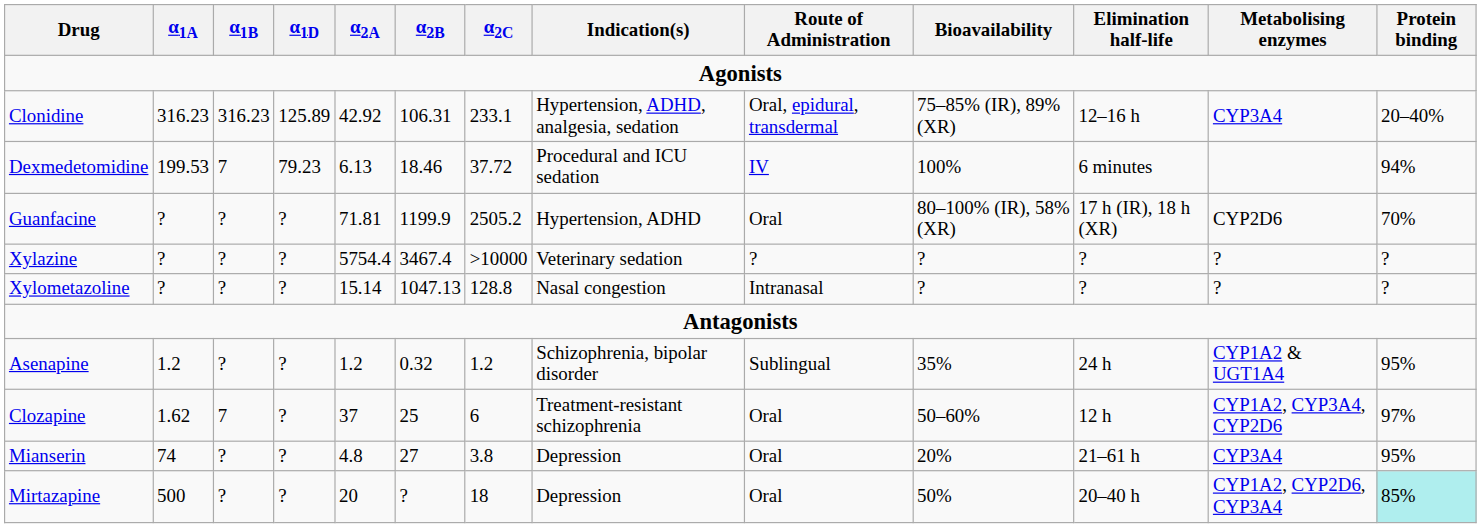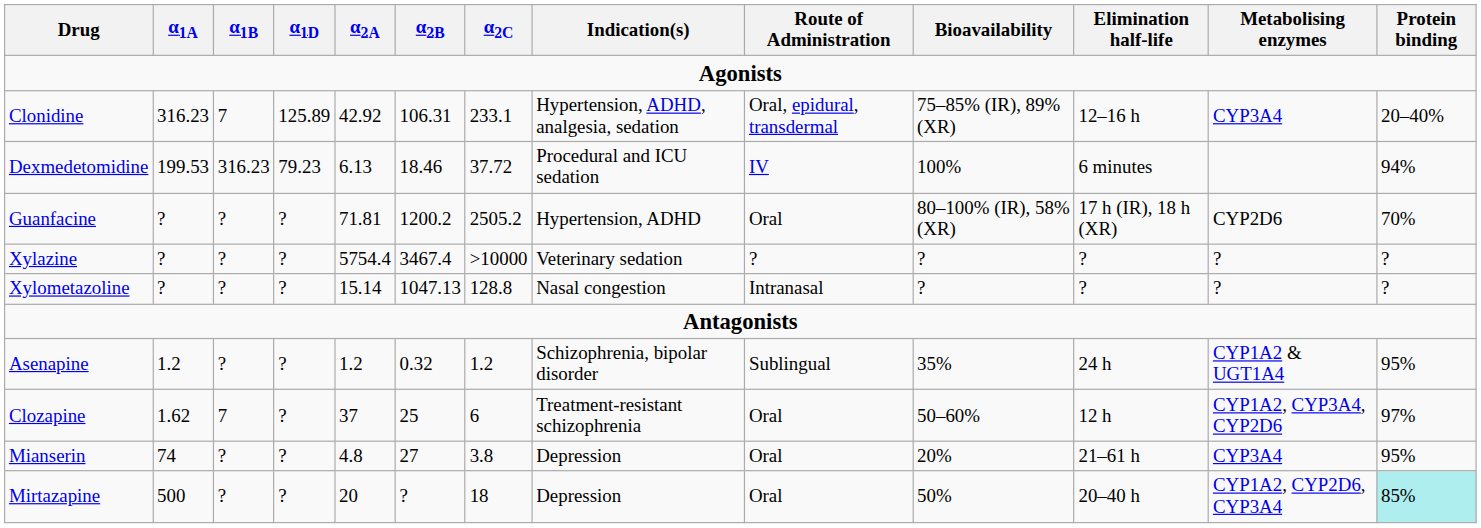(244, 115) 316.23 -> (222, 115) 7
(222, 167) 7 -> (244, 167) 316.23
(425, 218) 1199.9 -> (426, 218) 1200.2
